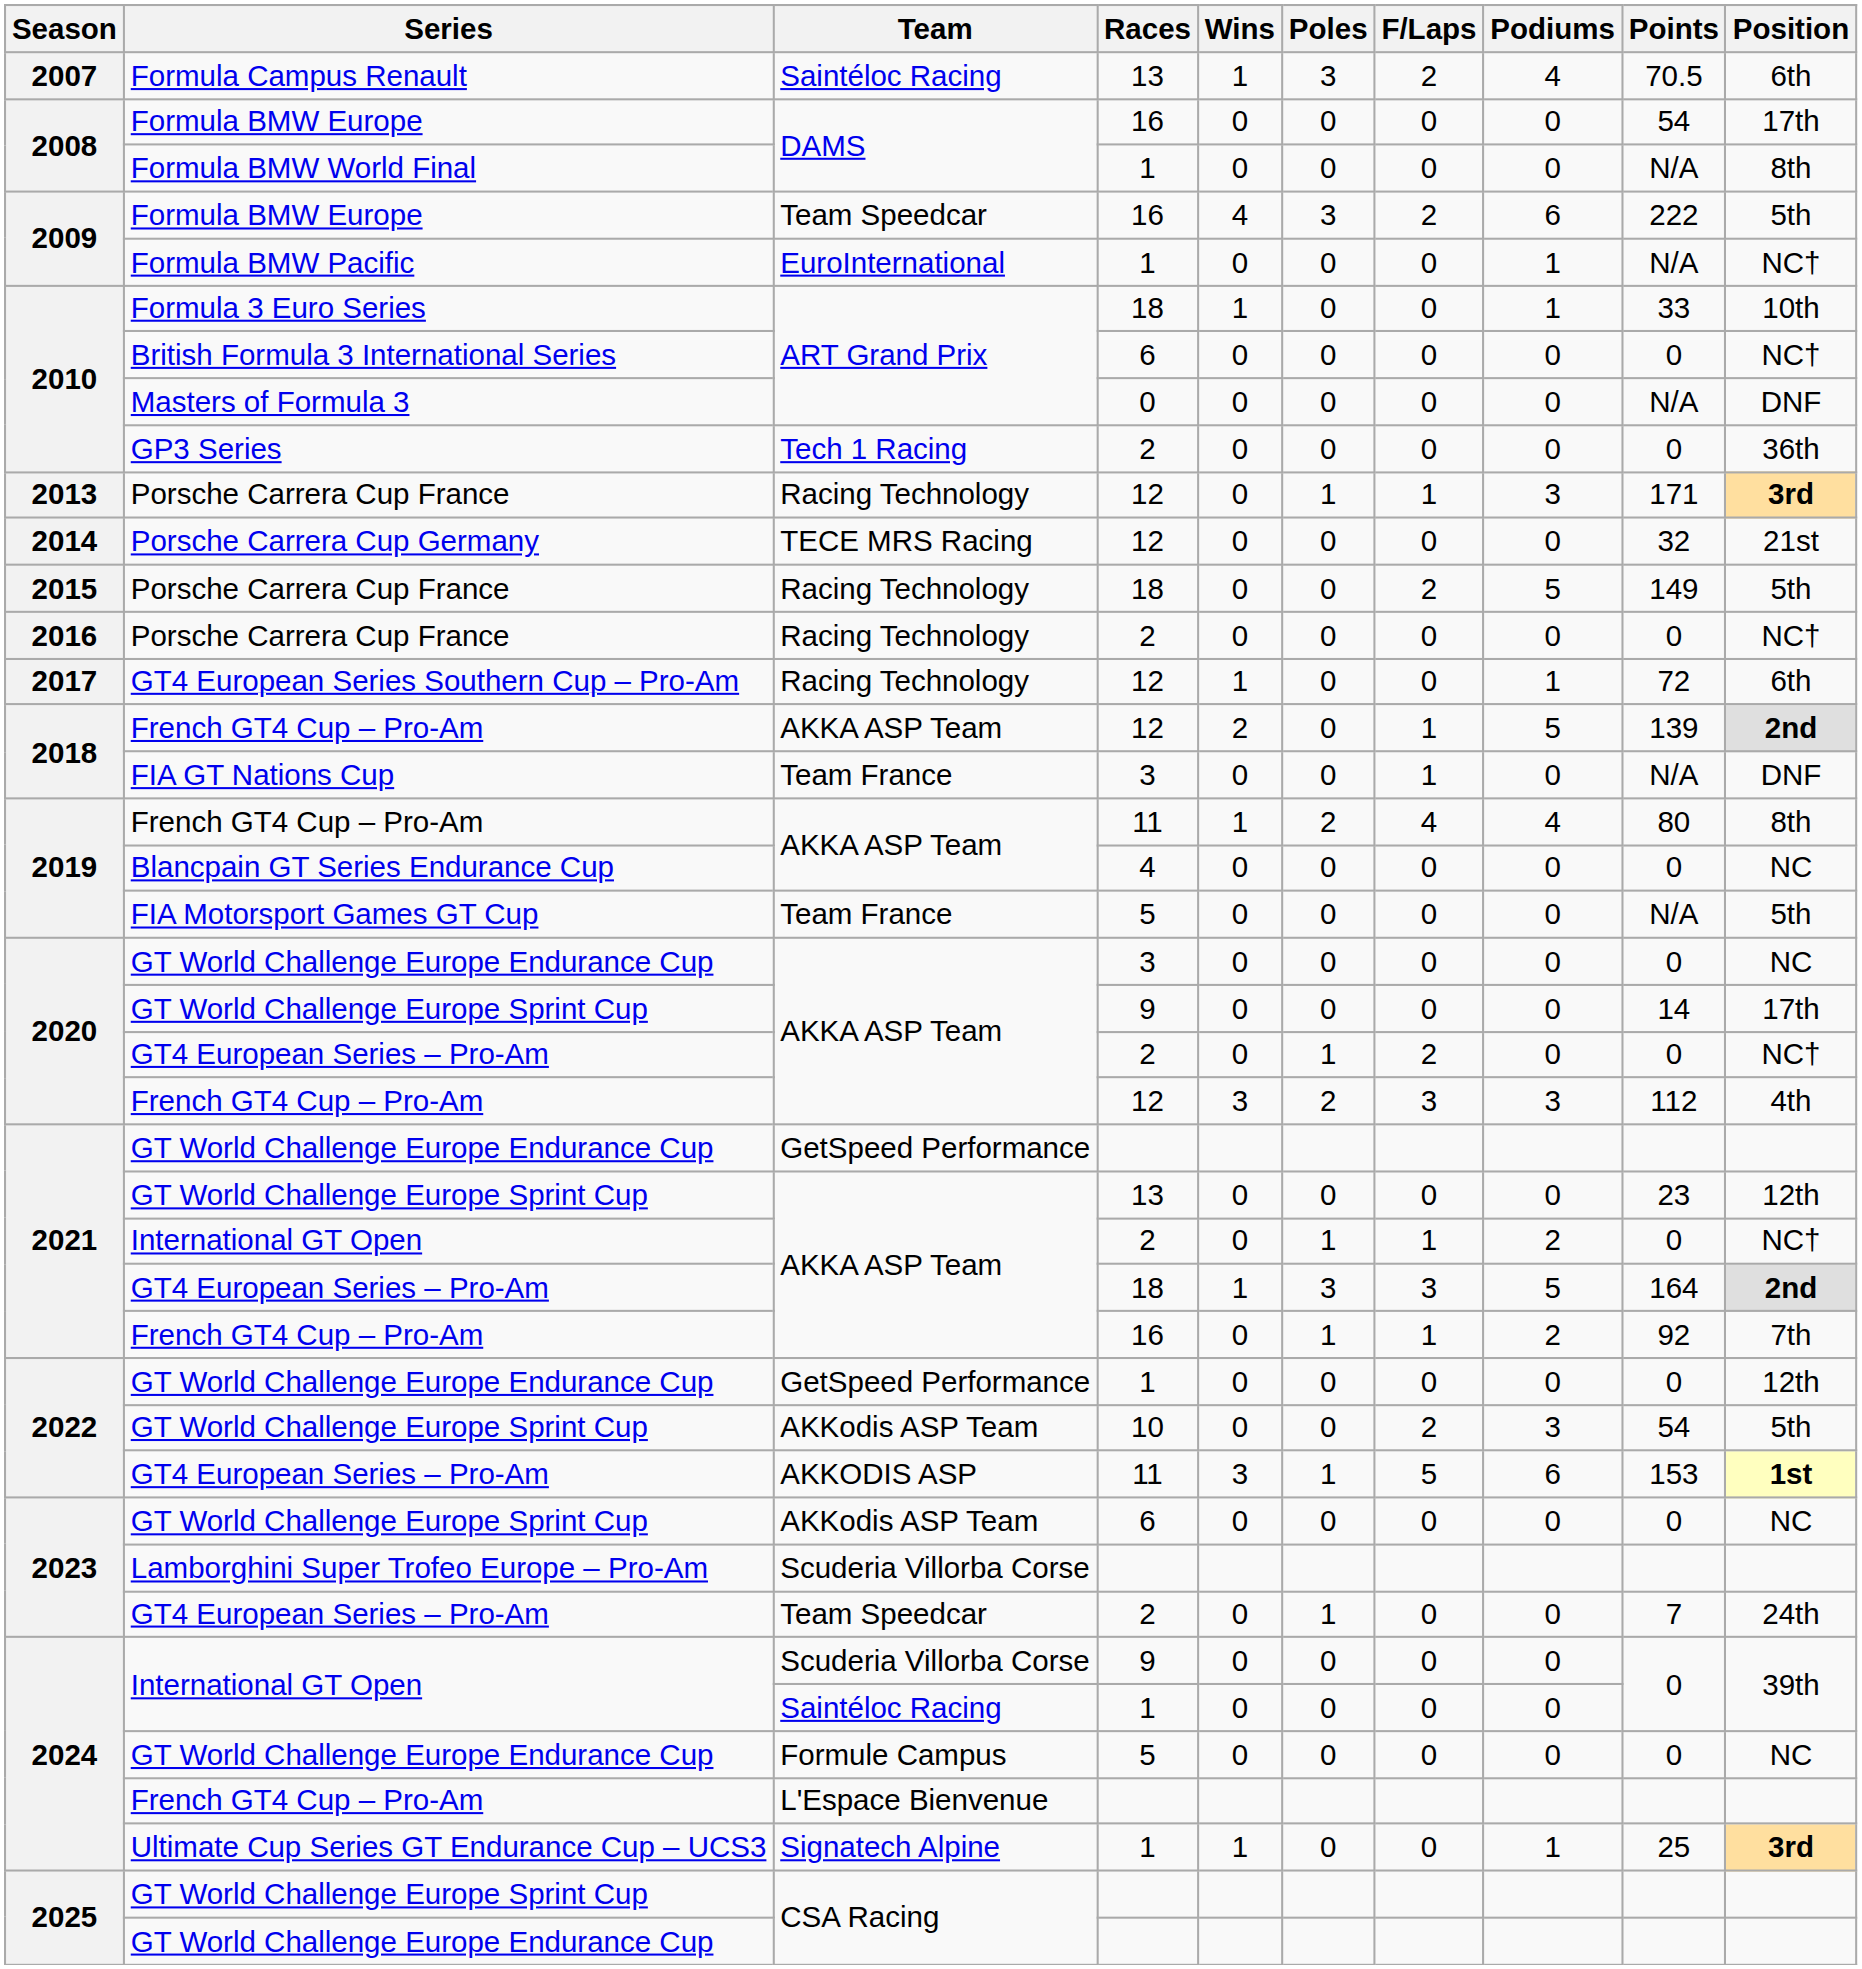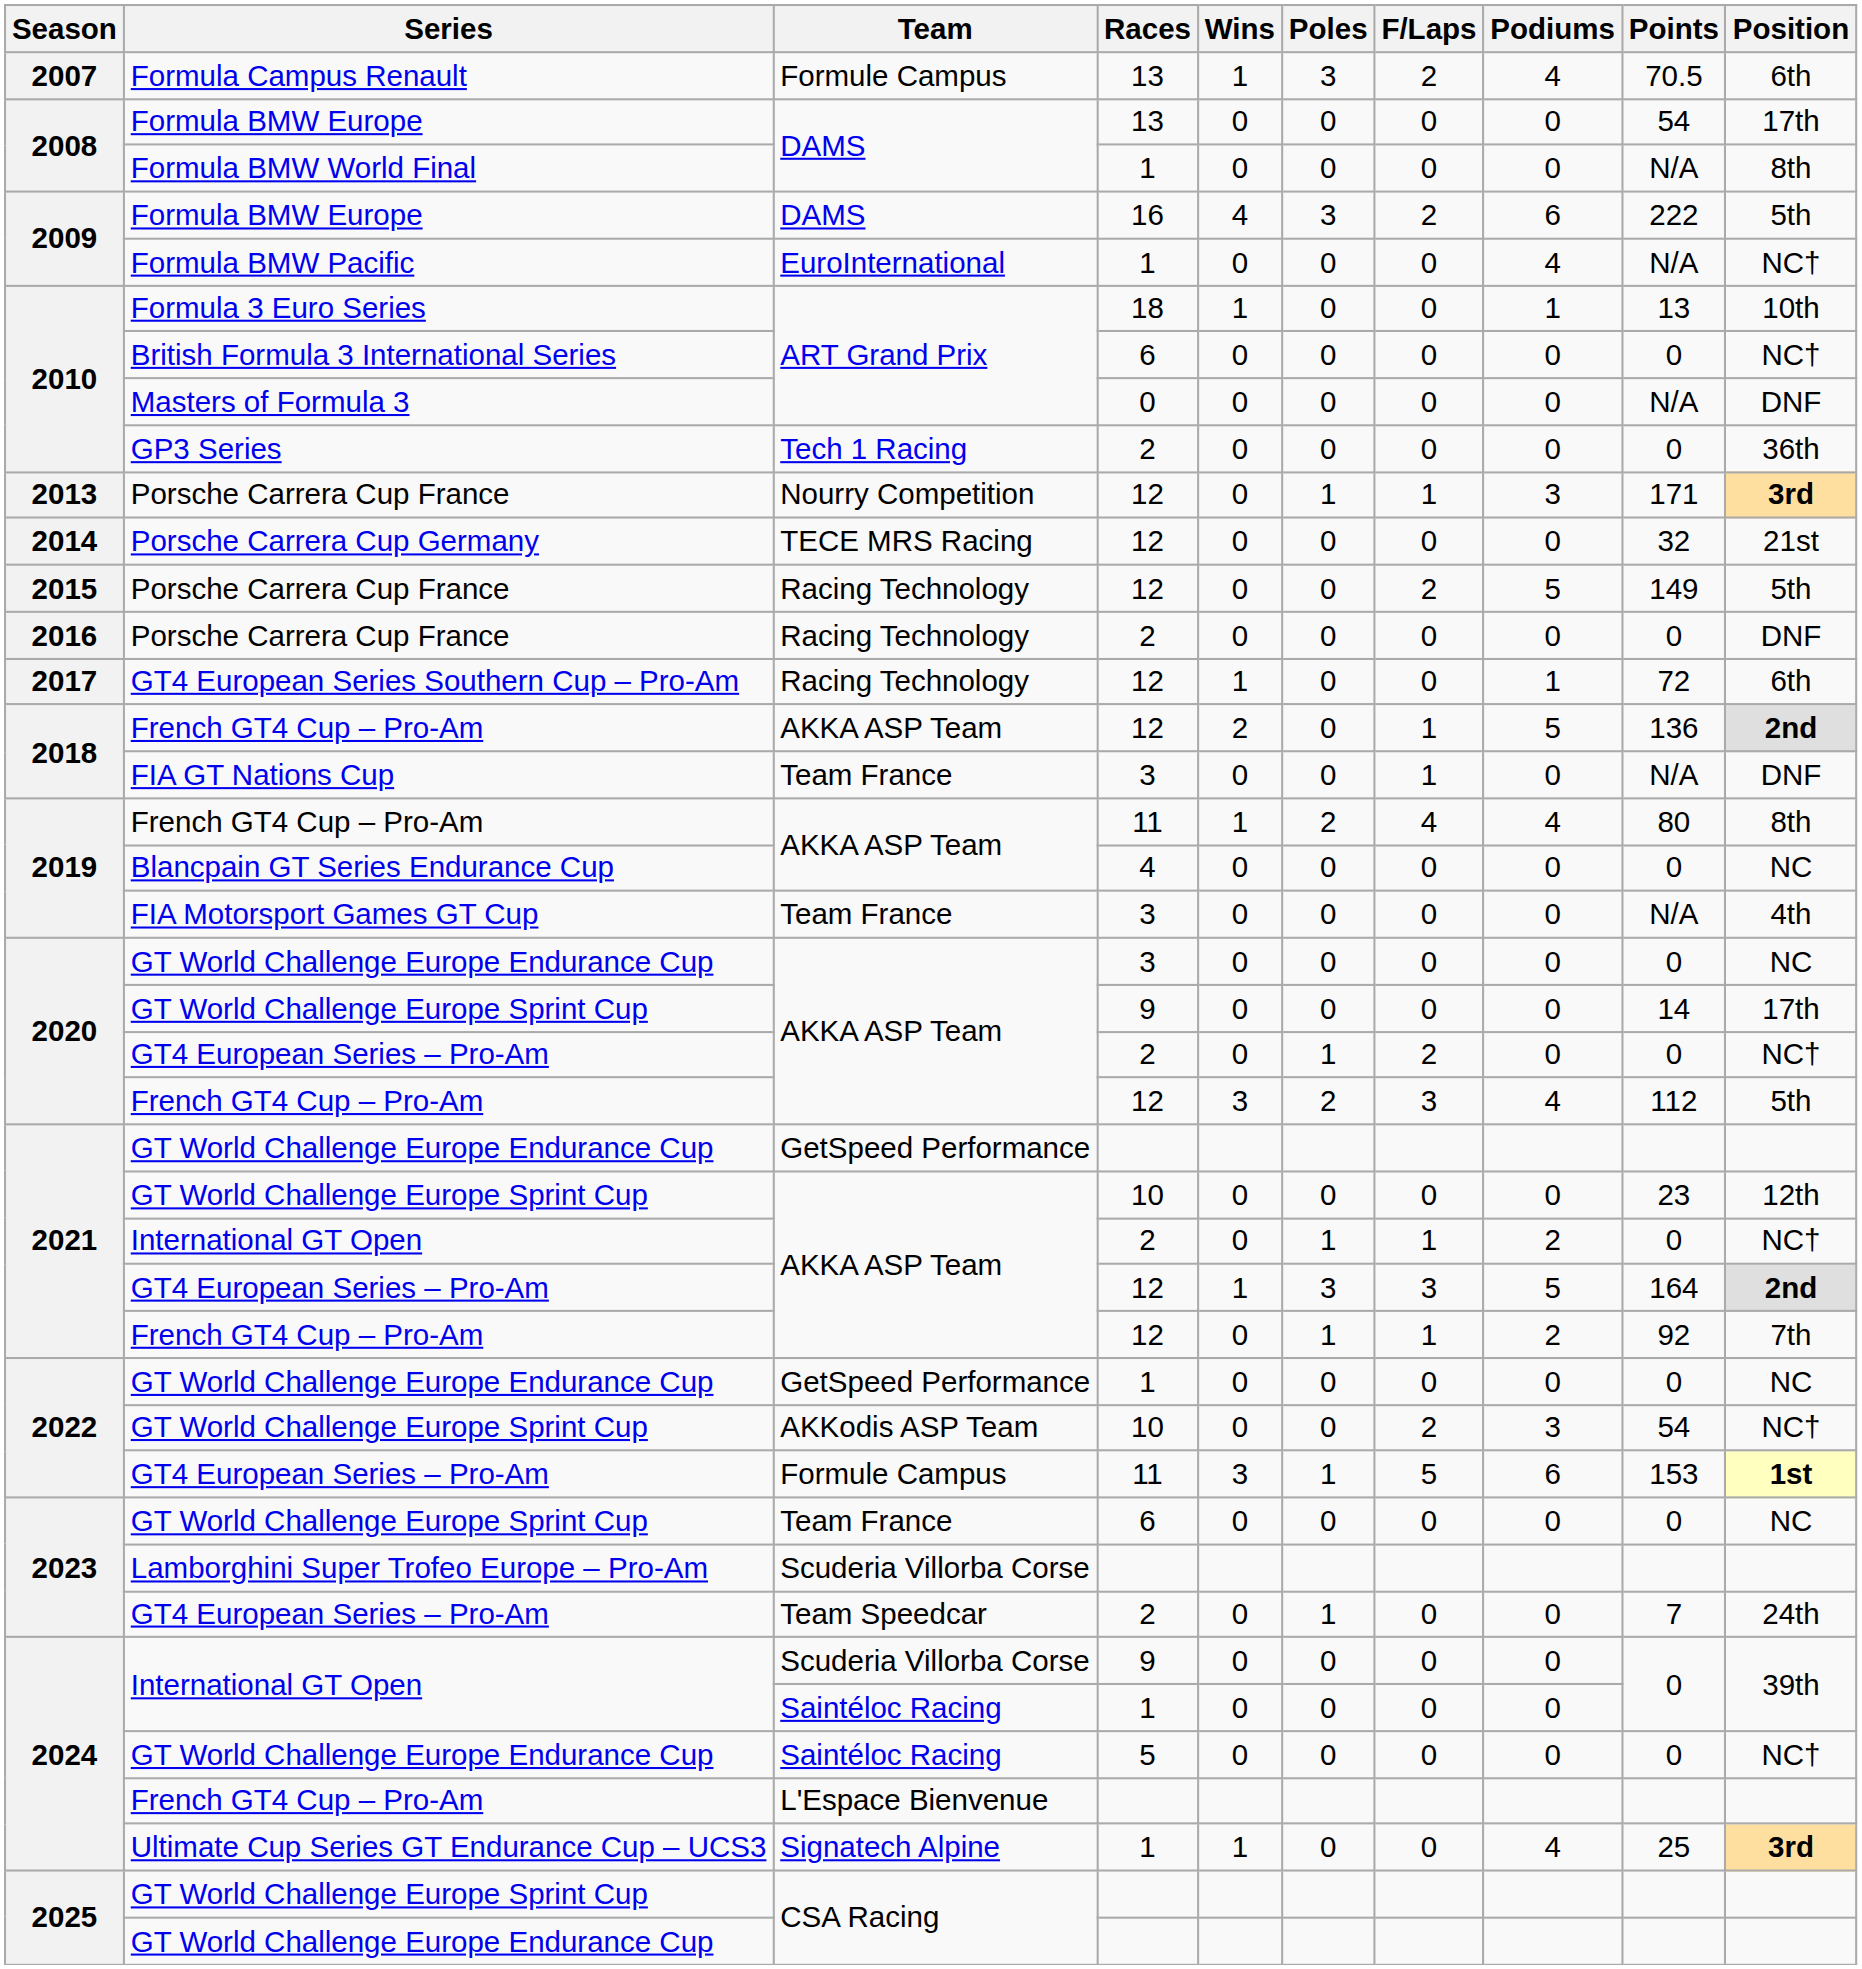(891, 75) Saintéloc Racing -> (893, 75) Formule Campus
(1147, 122) 16 -> (1147, 122) 13
(884, 215) Team Speedcar -> (823, 215) DAMS
(1553, 262) 1 -> (1553, 262) 4
(1674, 309) 33 -> (1674, 309) 13
(905, 495) Racing Technology -> (907, 495) Nourry Competition
(1147, 588) 18 -> (1147, 588) 12
(1791, 635) NC† -> (1791, 635) DNF
(1674, 728) 139 -> (1674, 728) 136
(1147, 915) 5 -> (1147, 915) 3
(1791, 915) 5th -> (1791, 915) 4th
(1553, 1101) 3 -> (1553, 1101) 4
(1791, 1101) 4th -> (1791, 1101) 5th
(1147, 1195) 13 -> (1147, 1195) 10
(1147, 1288) 18 -> (1147, 1288) 12
(1147, 1335) 16 -> (1147, 1335) 12
(1791, 1381) 12th -> (1791, 1381) NC
(1791, 1428) 5th -> (1791, 1428) NC†
(879, 1474) AKKODIS ASP -> (893, 1474) Formule Campus
(909, 1521) AKKodis ASP Team -> (866, 1521) Team France
(893, 1754) Formule Campus -> (891, 1754) Saintéloc Racing
(1791, 1754) NC -> (1791, 1754) NC†
(1553, 1848) 1 -> (1553, 1848) 4
